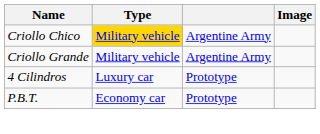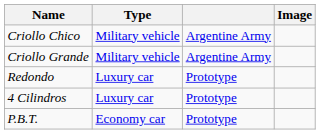(138, 35) gold background -> (138, 35) no background
+ row: (31, 77)
